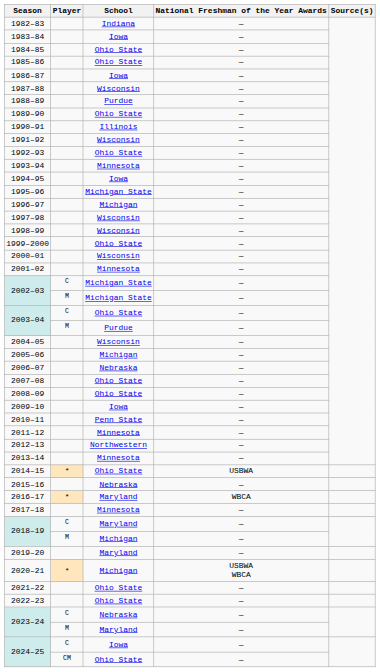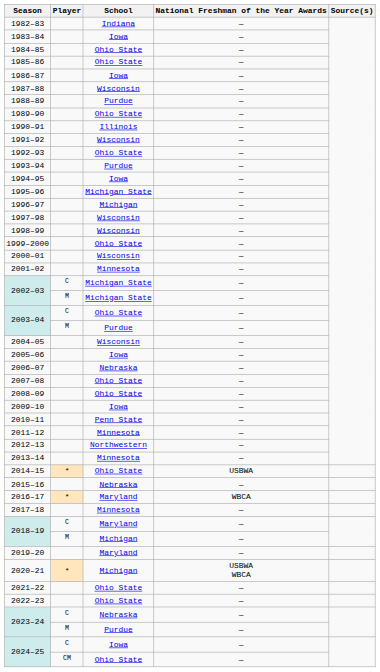(118, 166) Minnesota -> (118, 166) Purdue
(118, 355) Michigan -> (118, 355) Iowa
(118, 630) Maryland -> (118, 630) Purdue
